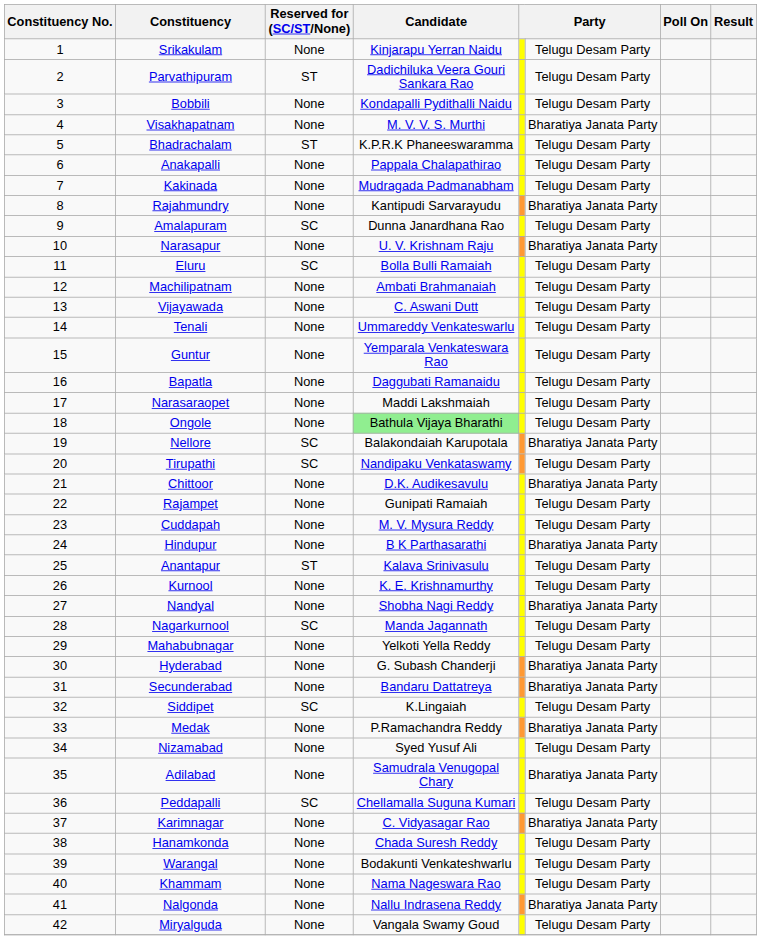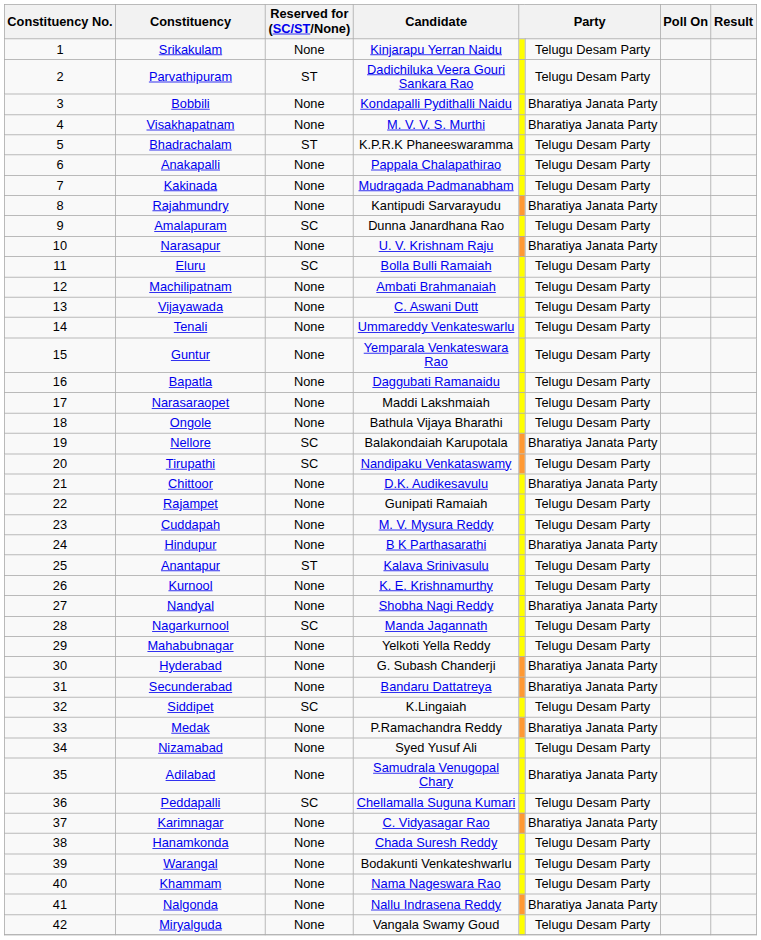(593, 104) Telugu Desam Party -> (593, 104) Bharatiya Janata Party
(436, 423) lightgreen background -> (436, 423) no background
